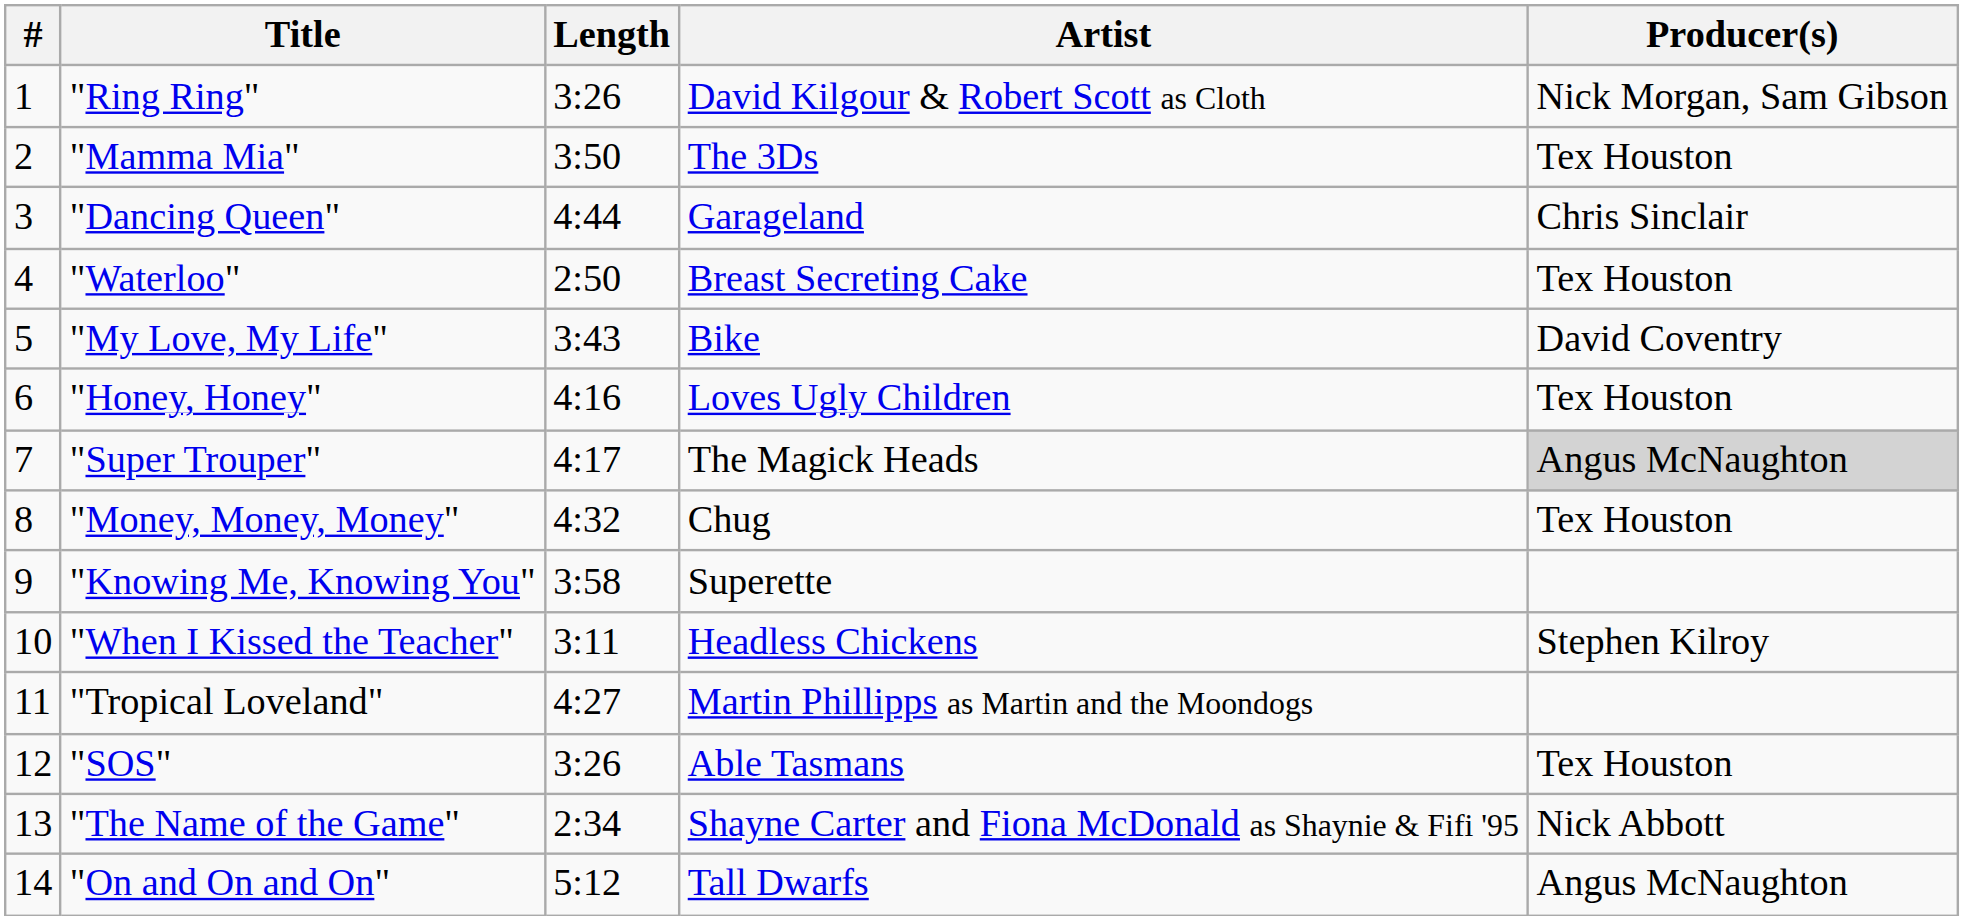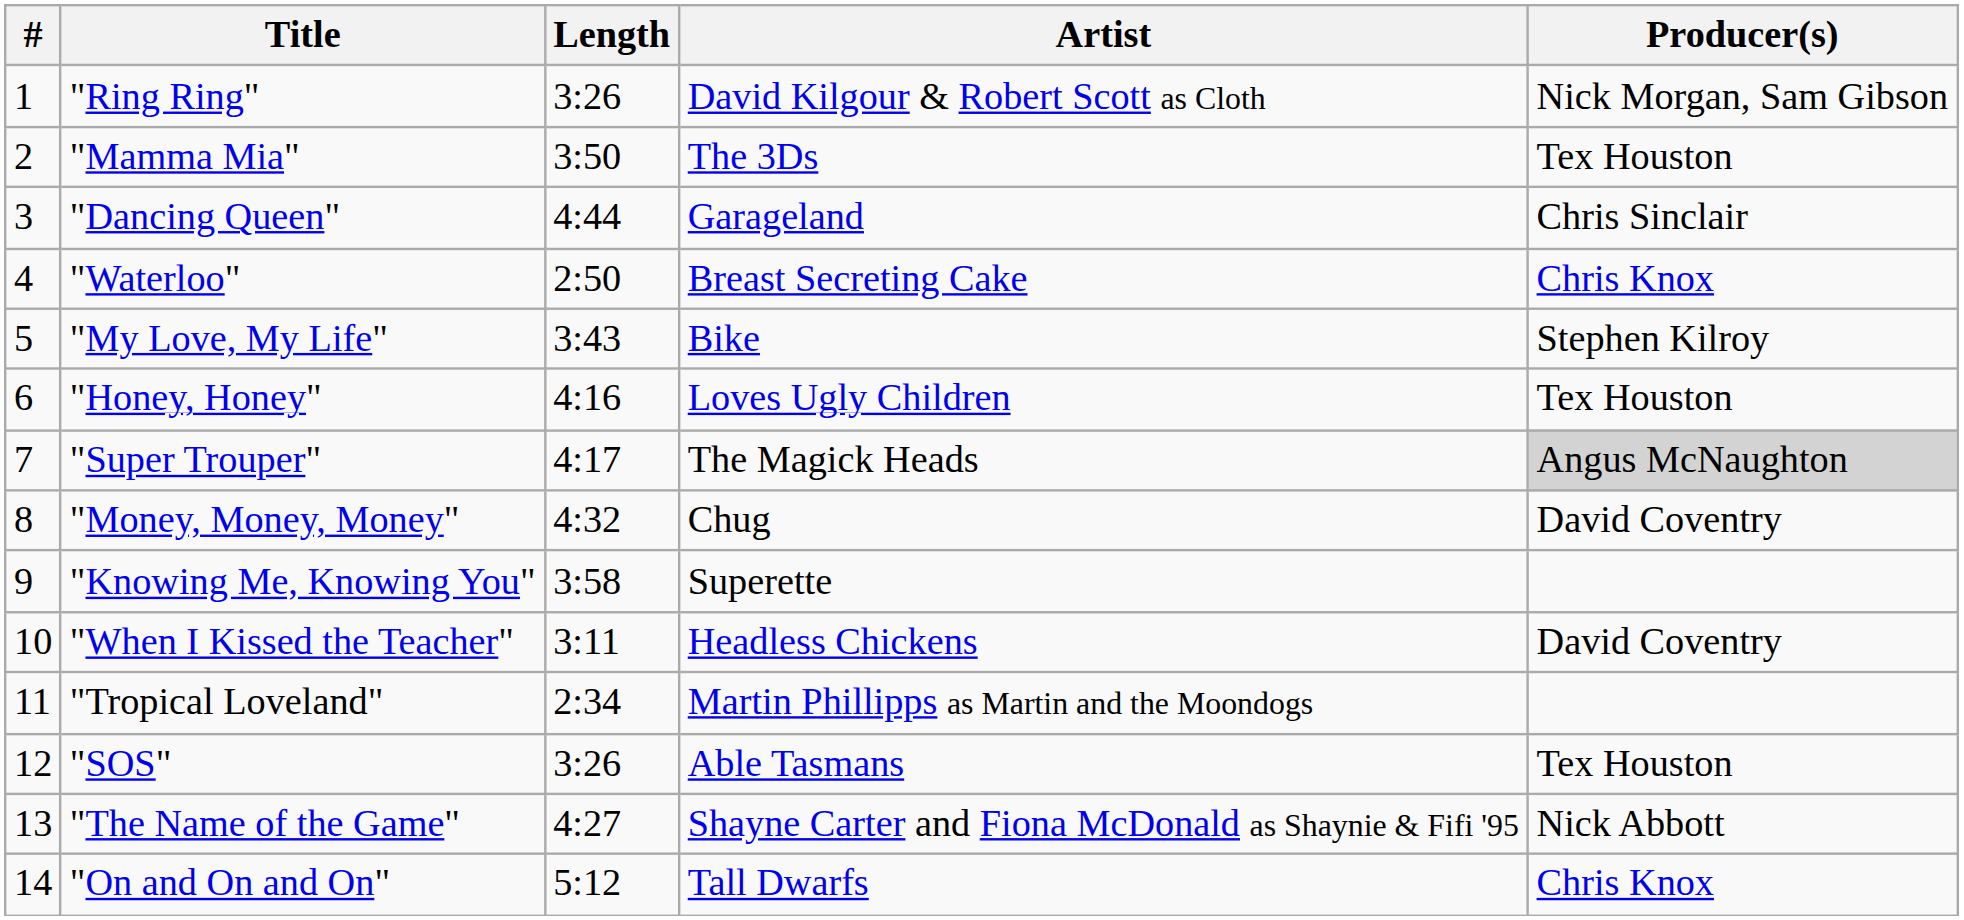(1635, 277) Tex Houston -> (1625, 277) Chris Knox
(1659, 338) David Coventry -> (1653, 338) Stephen Kilroy
(1635, 519) Tex Houston -> (1659, 519) David Coventry
(1653, 641) Stephen Kilroy -> (1659, 641) David Coventry
(587, 701) 4:27 -> (587, 701) 2:34
(587, 823) 2:34 -> (587, 823) 4:27
(1692, 883) Angus McNaughton -> (1625, 883) Chris Knox
